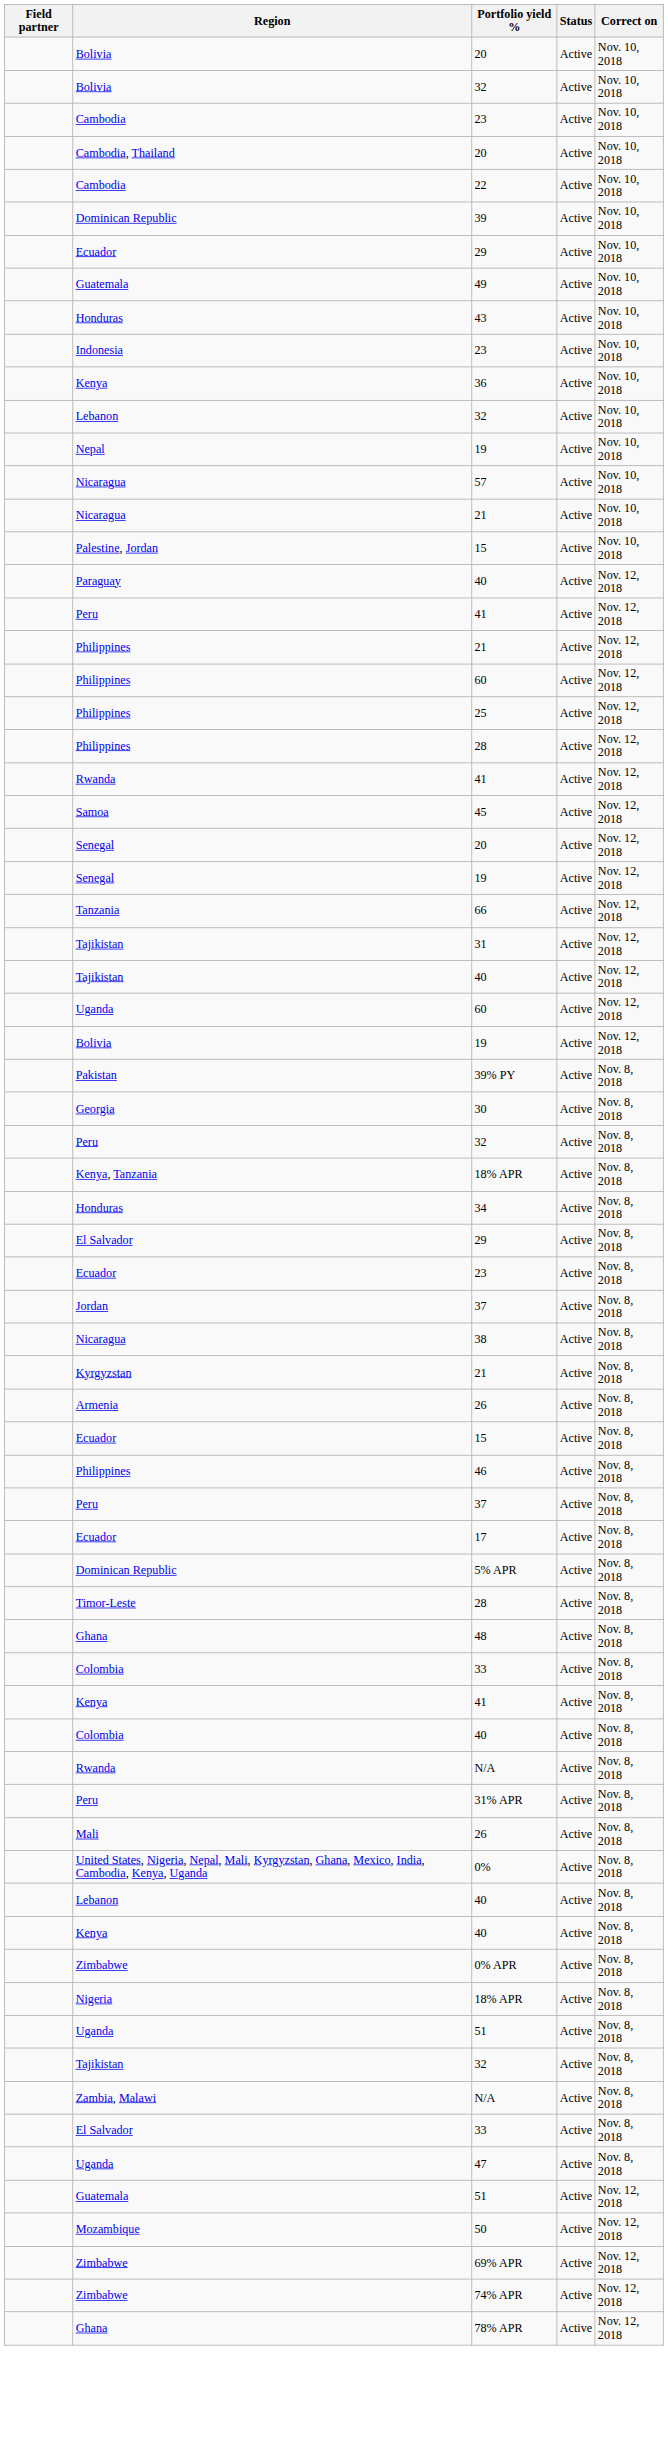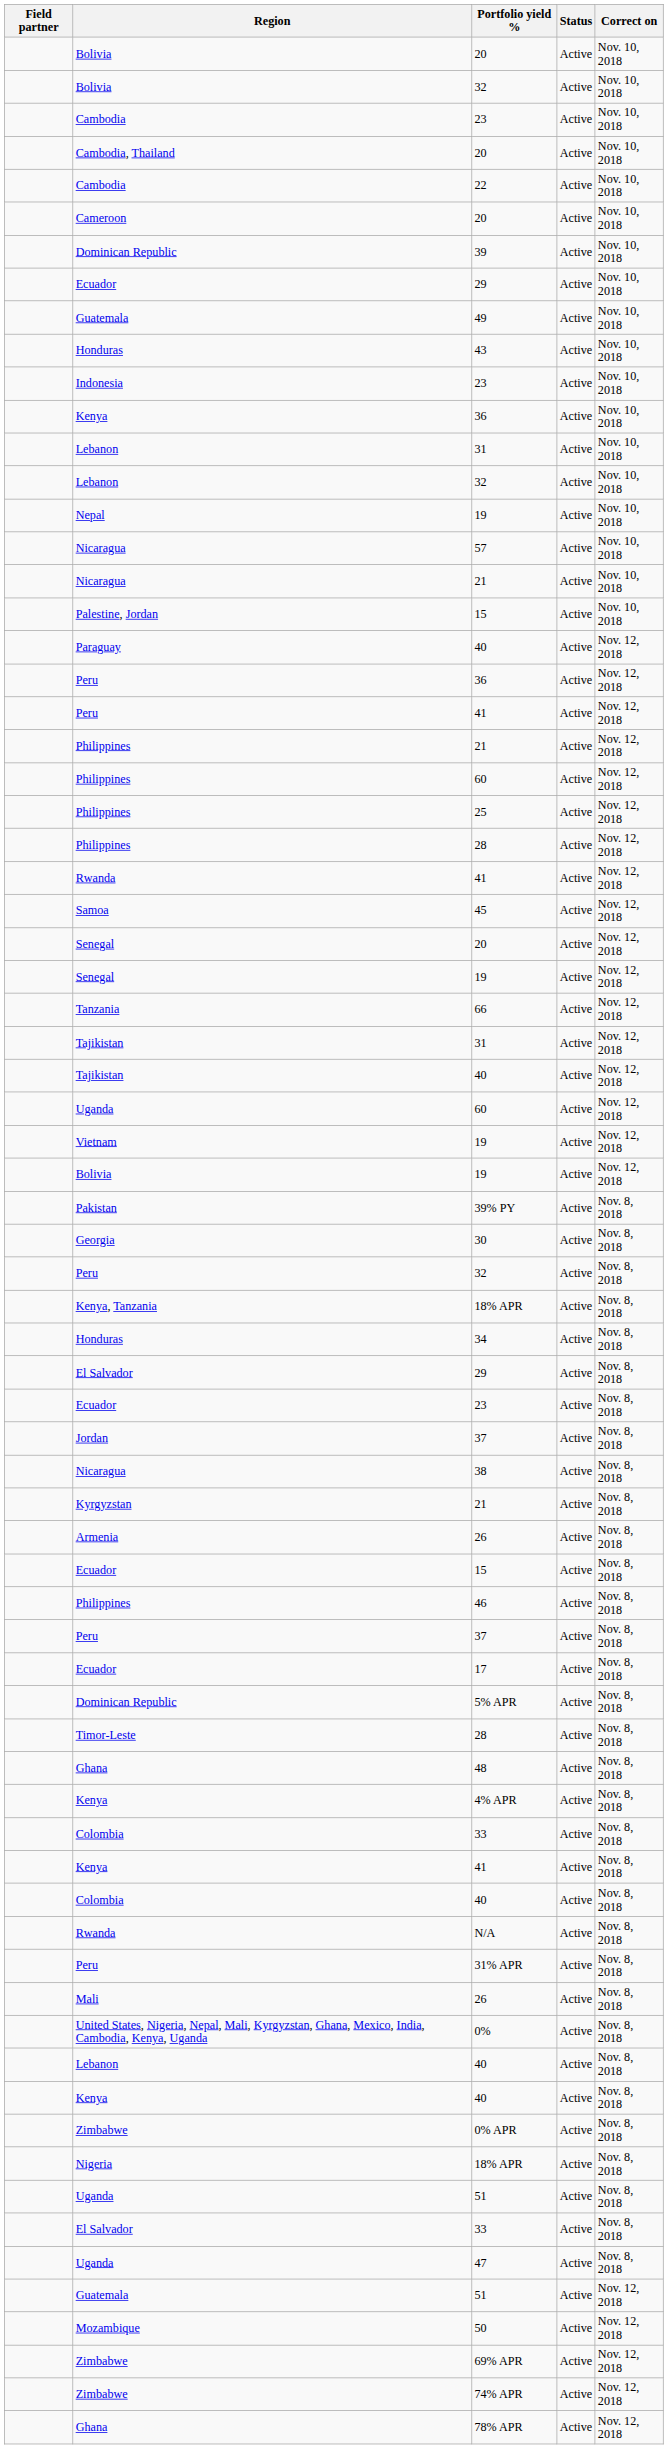+ row: (101, 218)
+ row: (97, 449)
+ row: (87, 680)
+ row: (96, 1141)
+ row: (92, 1801)
- row: (100, 2064)
- row: (116, 2097)
